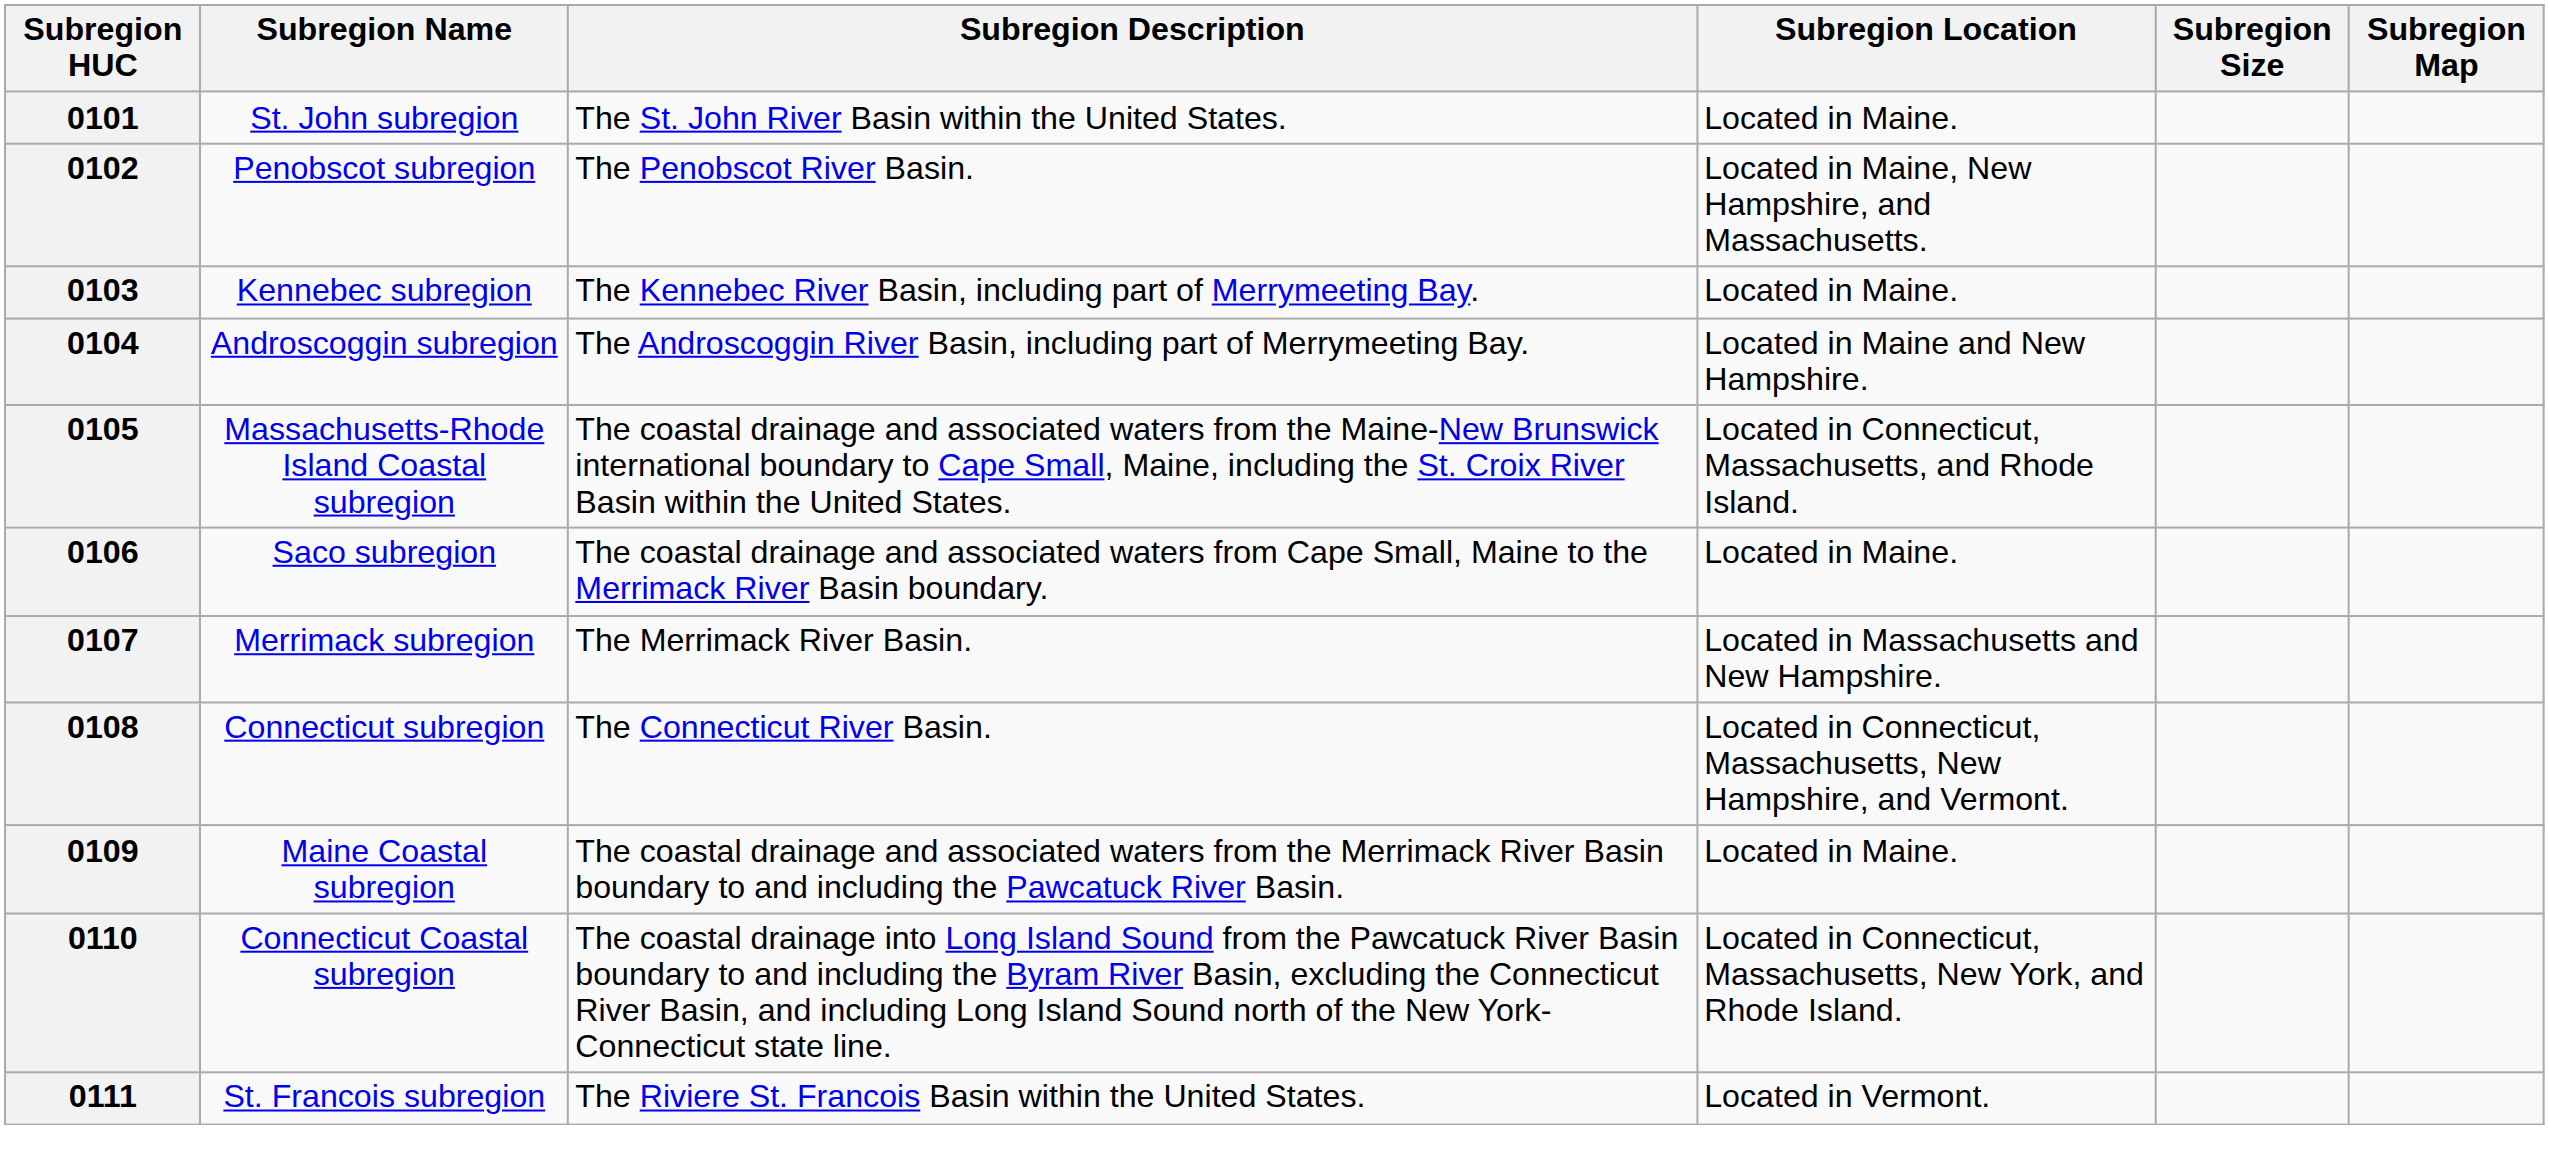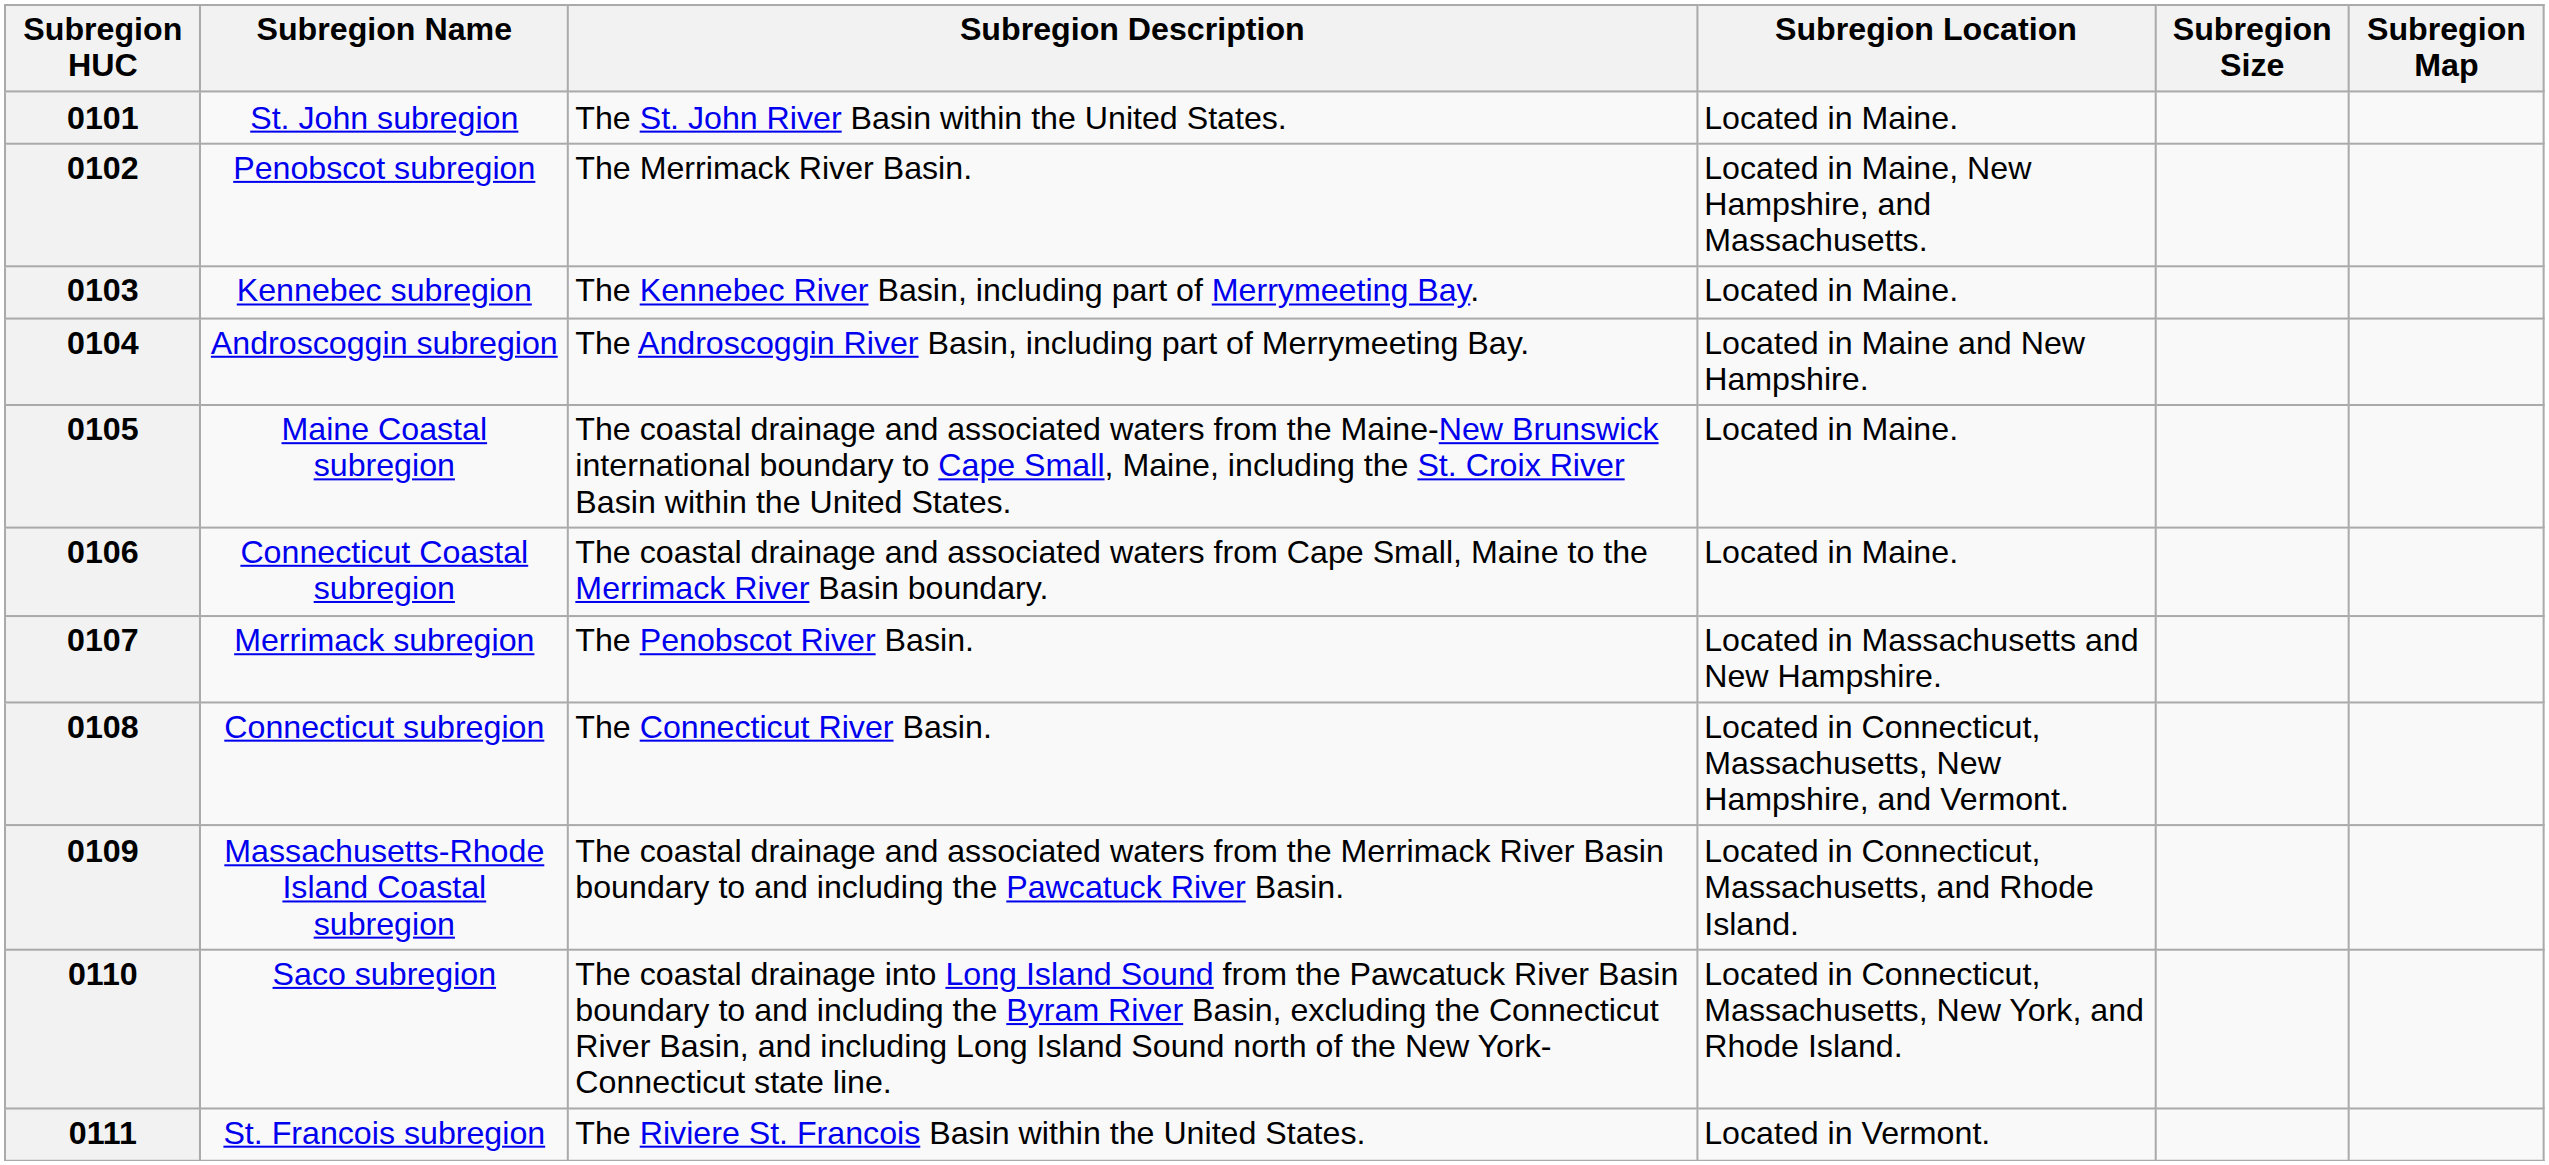(775, 168) The Penobscot River Basin. -> (774, 168) The Merrimack River Basin.
(384, 465) Massachusetts-Rhode Island Coastal subregion -> (384, 447) Maine Coastal subregion
(1899, 465) Located in Connecticut, Massachusetts, and Rhode Island. -> (1831, 429) Located in Maine.
(384, 553) Saco subregion -> (384, 571) Connecticut Coastal subregion
(774, 640) The Merrimack River Basin. -> (775, 640) The Penobscot River Basin.
(384, 868) Maine Coastal subregion -> (384, 887) Massachusetts-Rhode Island Coastal subregion
(1831, 850) Located in Maine. -> (1899, 887) Located in Connecticut, Massachusetts, and Rhode Island.
(384, 956) Connecticut Coastal subregion -> (384, 974) Saco subregion
